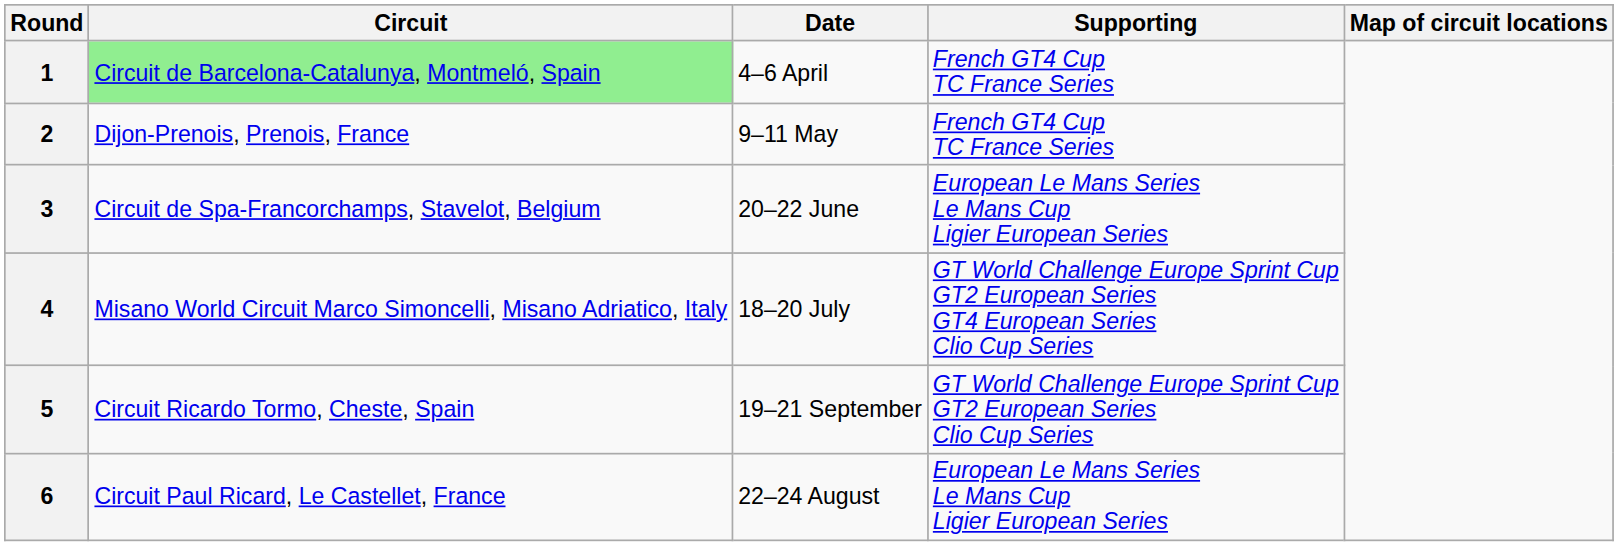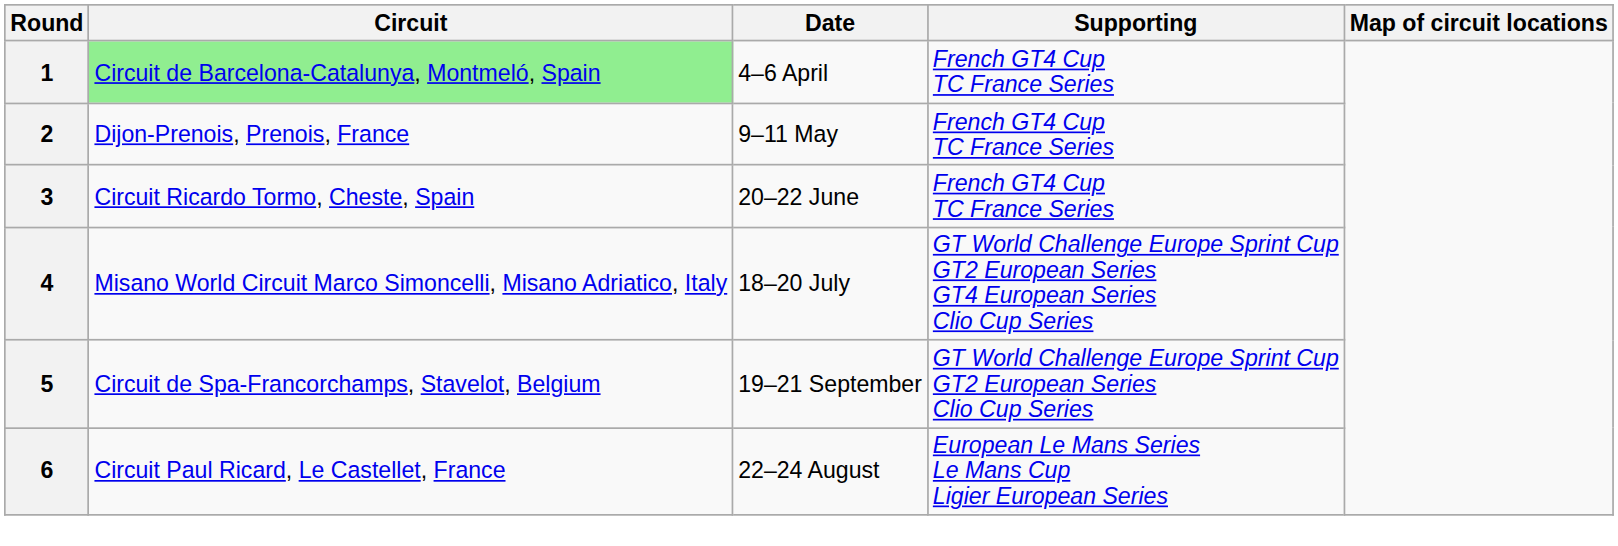(348, 208) Circuit de Spa-Francorchamps, Stavelot, Belgium -> (284, 196) Circuit Ricardo Tormo, Cheste, Spain
(1066, 208) European Le Mans Series Le Mans Cup Ligier European Series -> (1023, 196) French GT4 Cup TC France Series
(284, 409) Circuit Ricardo Tormo, Cheste, Spain -> (348, 383) Circuit de Spa-Francorchamps, Stavelot, Belgium
